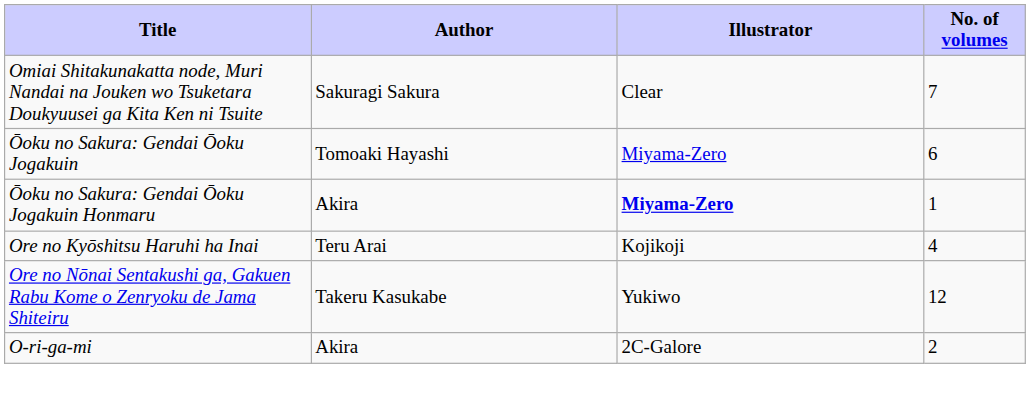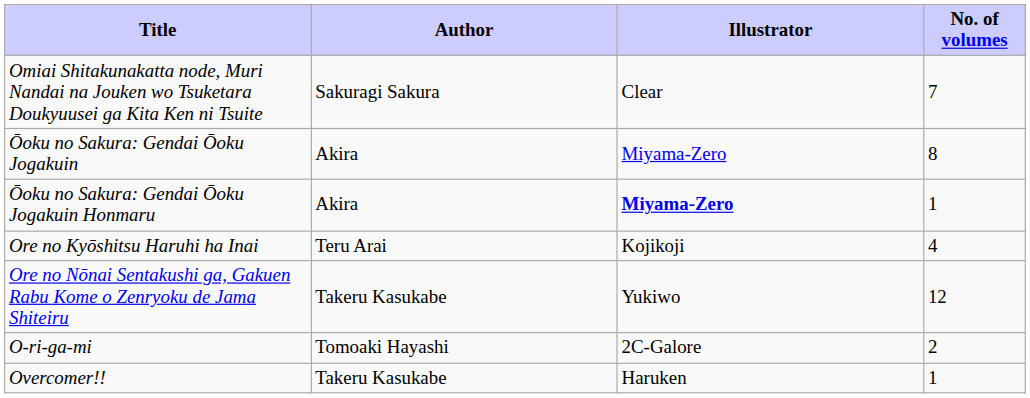(382, 153) Tomoaki Hayashi -> (337, 153) Akira
(933, 153) 6 -> (933, 153) 8
(337, 347) Akira -> (382, 347) Tomoaki Hayashi
+ row: (57, 377)
